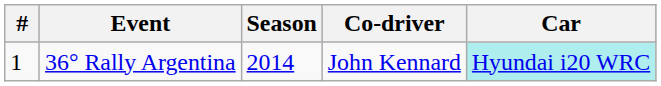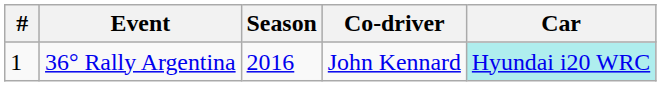(270, 61) 2014 -> (270, 61) 2016
